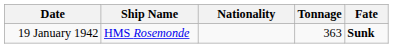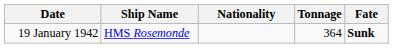(333, 33) 363 -> (333, 33) 364
